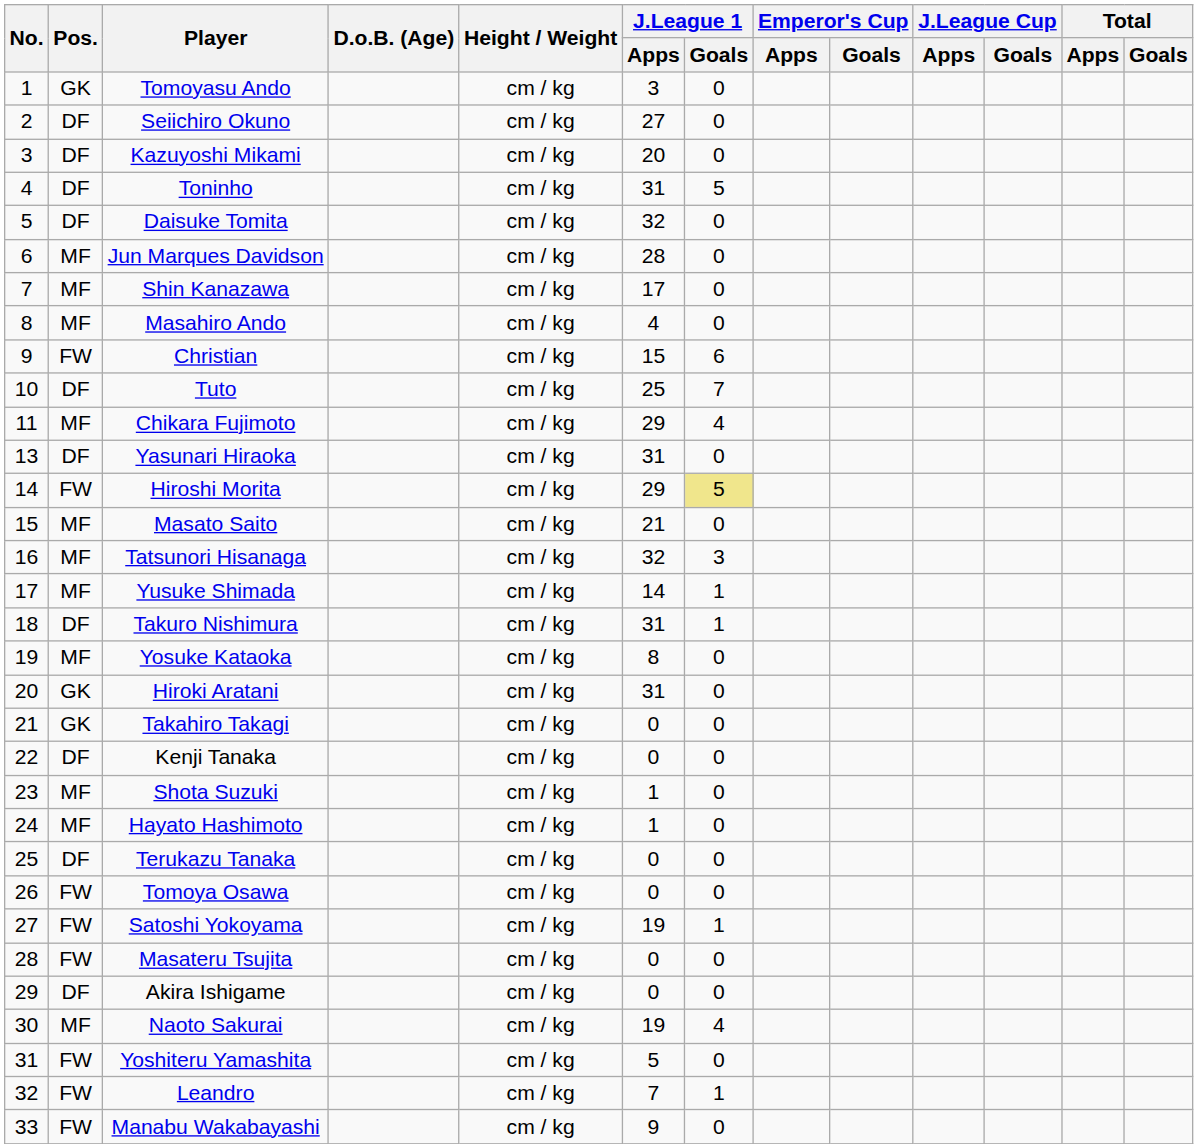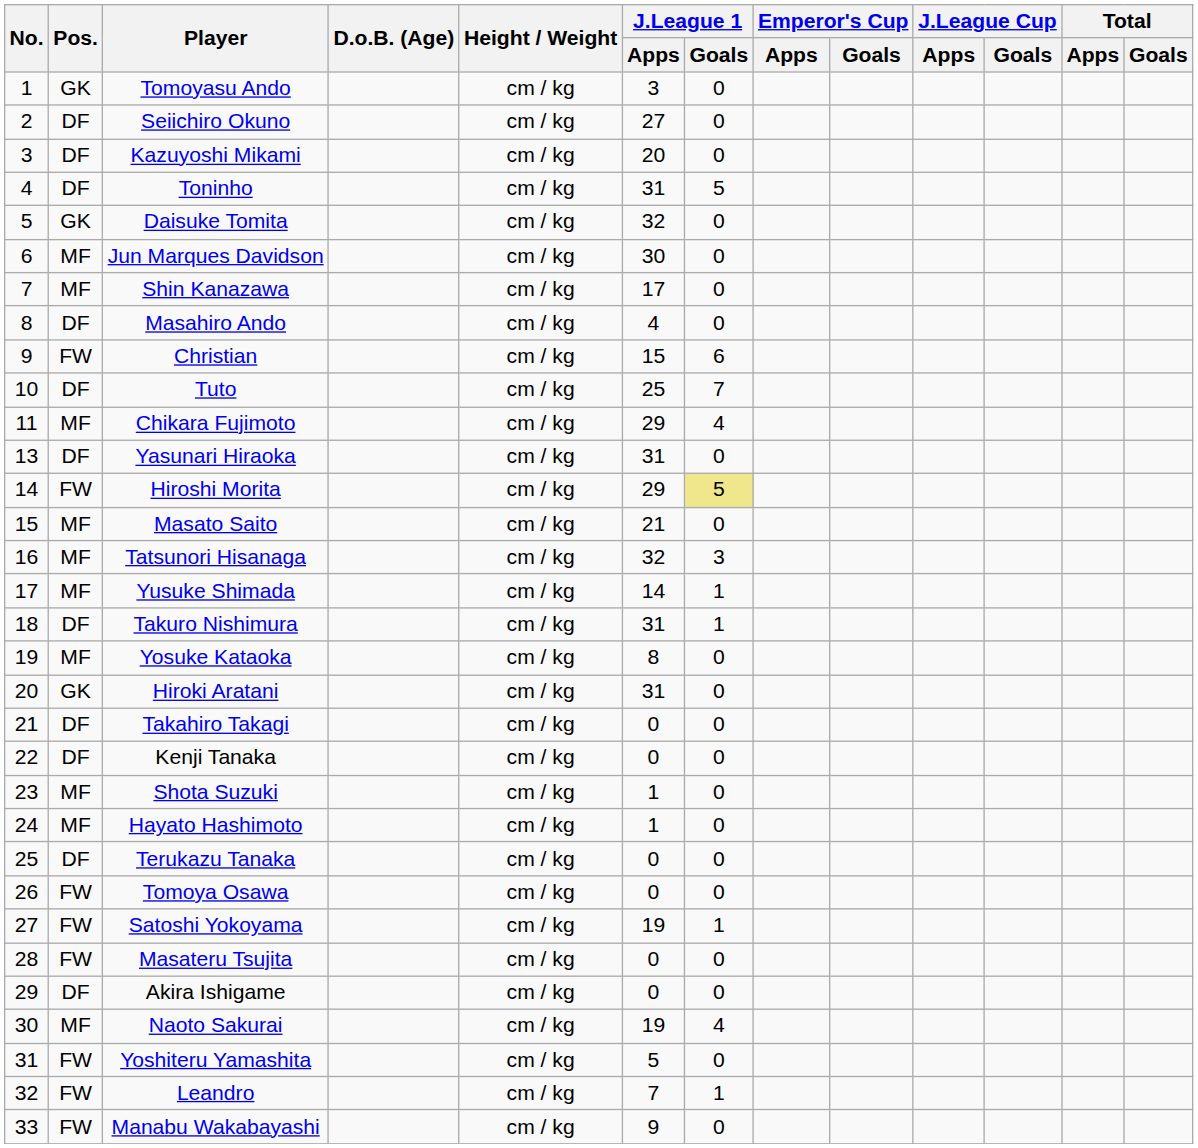(76, 222) DF -> (76, 222) GK
(653, 255) 28 -> (653, 255) 30
(76, 322) MF -> (76, 322) DF
(76, 724) GK -> (76, 724) DF
